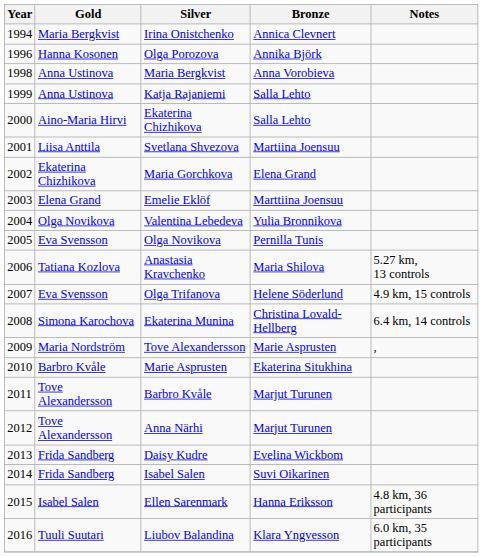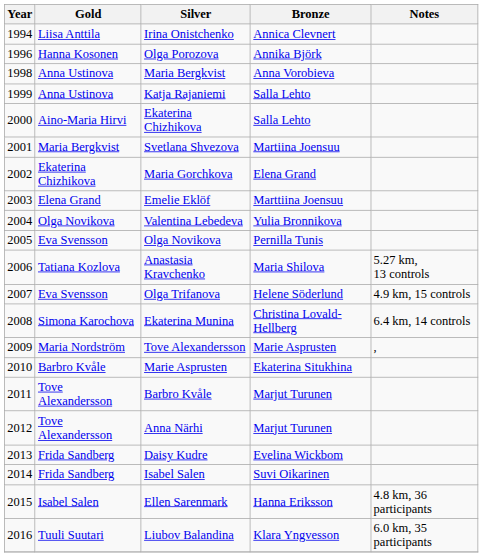(79, 34) Maria Bergkvist -> (69, 34) Liisa Anttila
(69, 147) Liisa Anttila -> (79, 147) Maria Bergkvist
